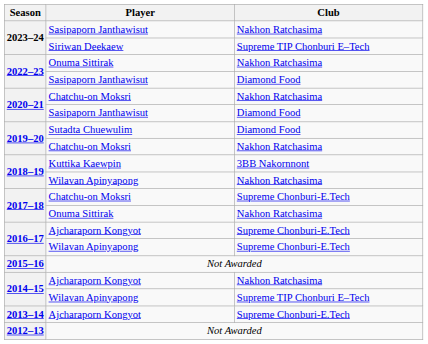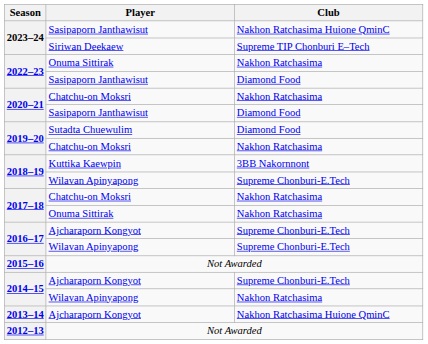(279, 29) Nakhon Ratchasima -> (313, 29) Nakhon Ratchasima Huione QminC
(279, 180) Nakhon Ratchasima -> (293, 180) Supreme Chonburi-E.Tech
(293, 197) Supreme Chonburi-E.Tech -> (279, 197) Nakhon Ratchasima
(279, 280) Nakhon Ratchasima -> (293, 280) Supreme Chonburi-E.Tech
(303, 297) Supreme TIP Chonburi E–Tech -> (279, 297) Nakhon Ratchasima
(293, 314) Supreme Chonburi-E.Tech -> (313, 314) Nakhon Ratchasima Huione QminC
